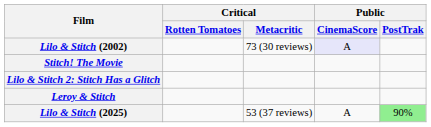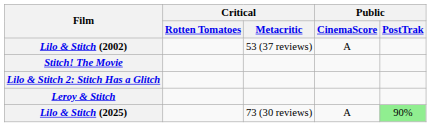(279, 46) 73 (30 reviews) -> (279, 46) 53 (37 reviews)
(347, 46) lavender background -> (347, 46) no background
(279, 113) 53 (37 reviews) -> (279, 113) 73 (30 reviews)
